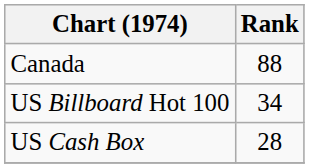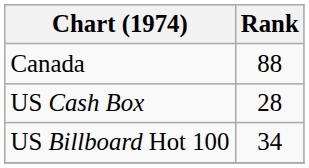rows swapped: (120, 102) <-> (77, 142)
